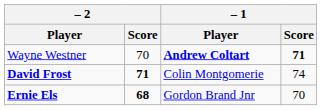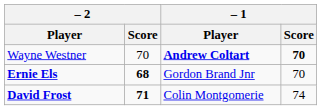(299, 54) 71 -> (299, 54) 70
rows swapped: (32, 94) <-> (39, 74)
